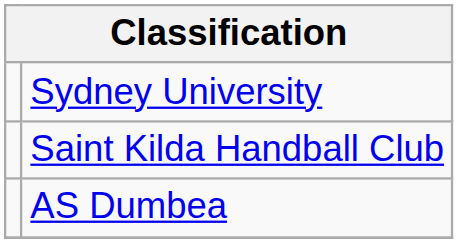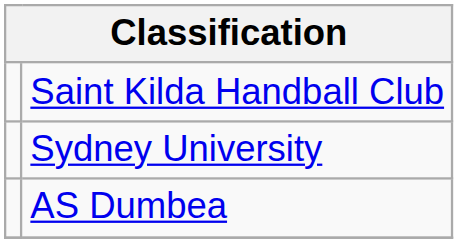rows swapped: (176, 91) <-> (237, 149)
